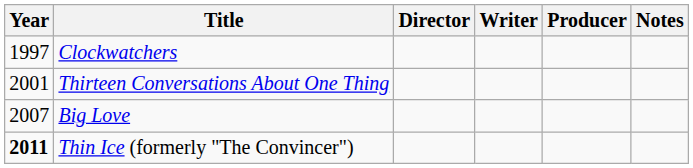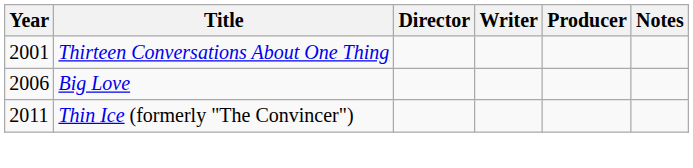- row: (118, 52)
(29, 115) 2007 -> (29, 83) 2006
(29, 147) bold -> (29, 115) normal
